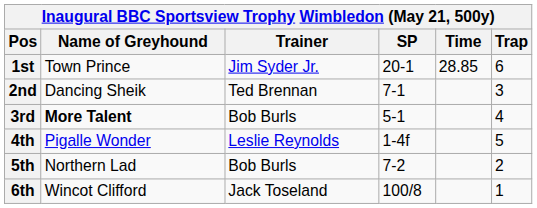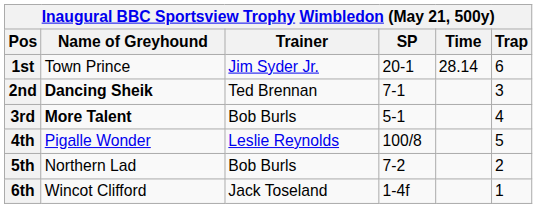(458, 66) 28.85 -> (458, 66) 28.14
(95, 91) normal -> (99, 91) bold
(396, 141) 1-4f -> (402, 141) 100/8
(402, 191) 100/8 -> (396, 191) 1-4f
